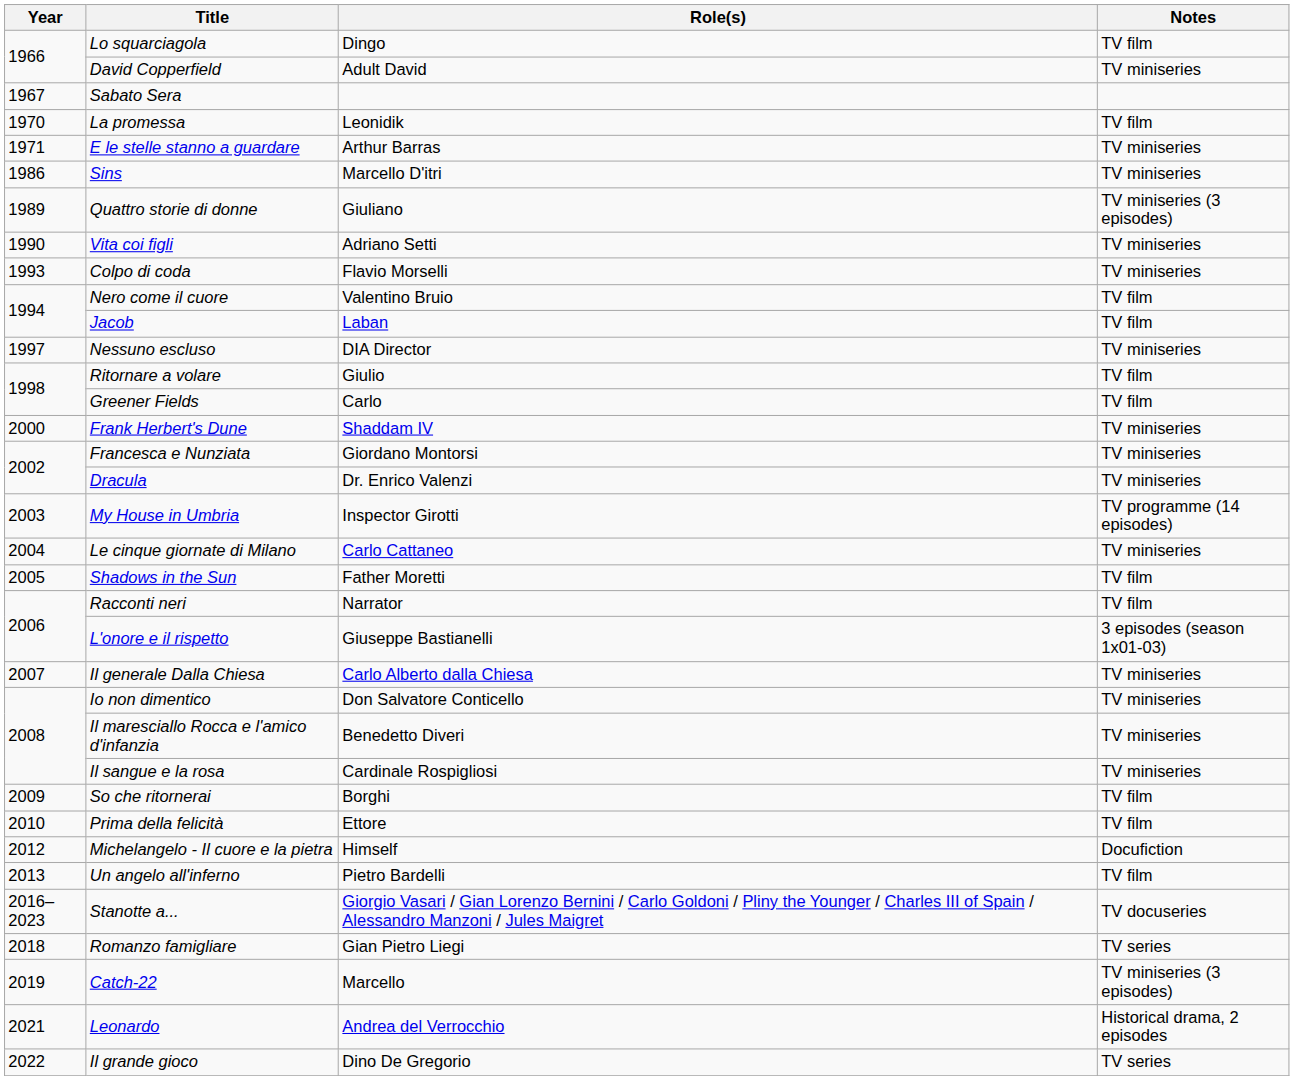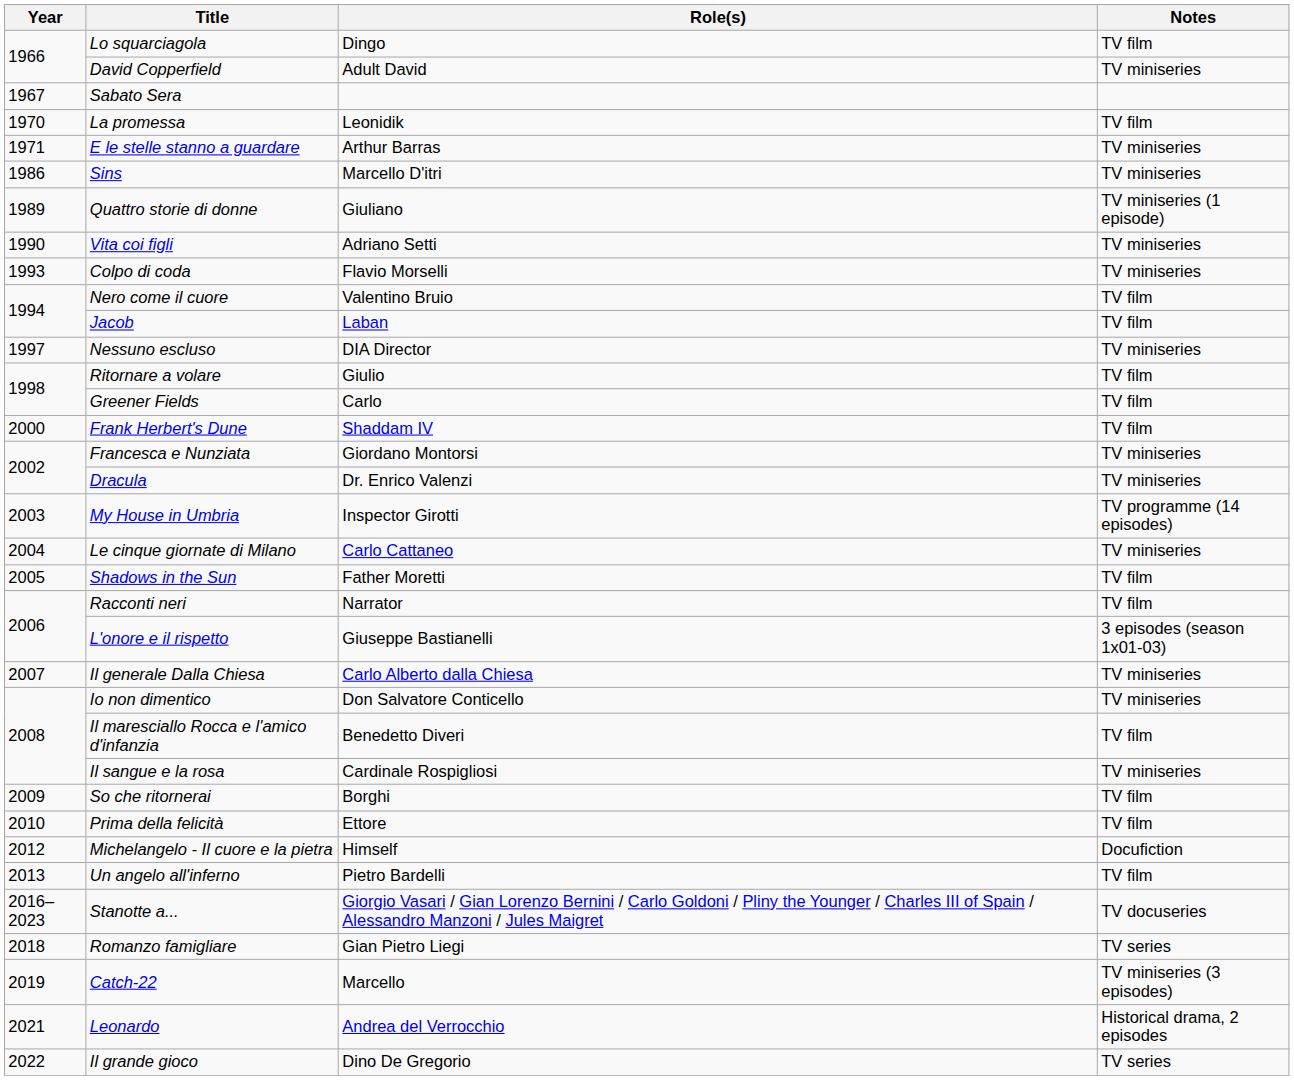(1161, 209) TV miniseries (3 episodes) -> (1161, 209) TV miniseries (1 episode)
(1151, 428) TV miniseries -> (1127, 428) TV film
(1151, 735) TV miniseries -> (1127, 735) TV film
